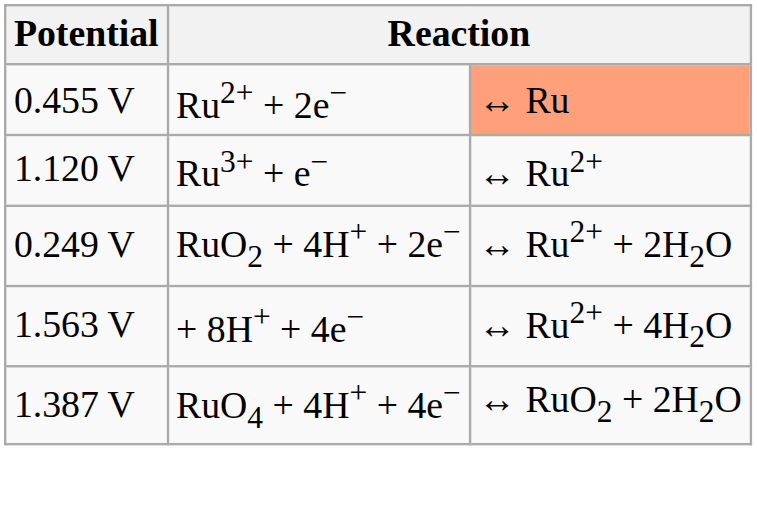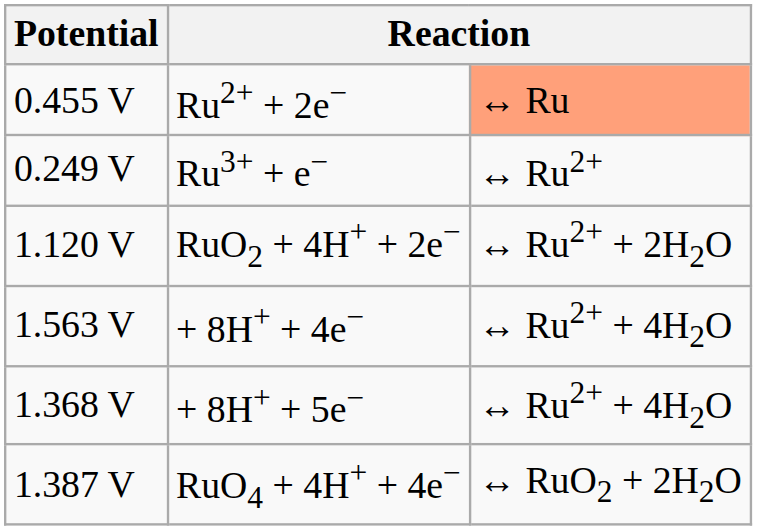(74, 169) 1.120 V -> (74, 169) 0.249 V
(74, 244) 0.249 V -> (74, 244) 1.120 V
+ row: (270, 404)
